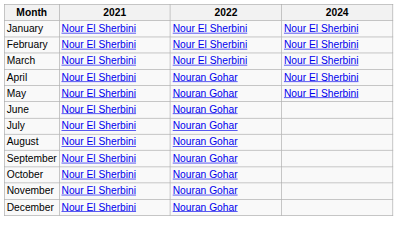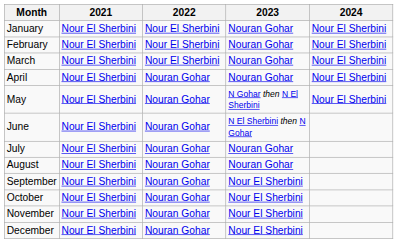+ column: (268, 12)
